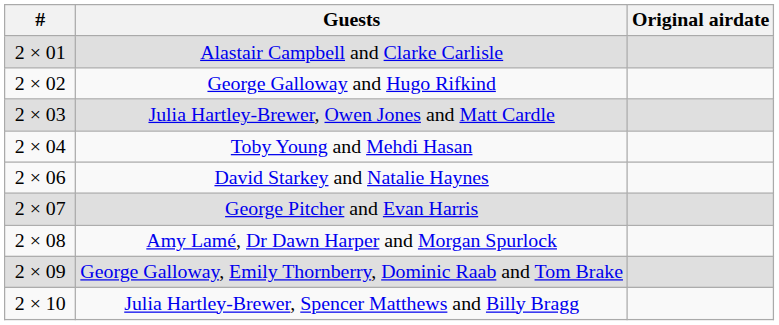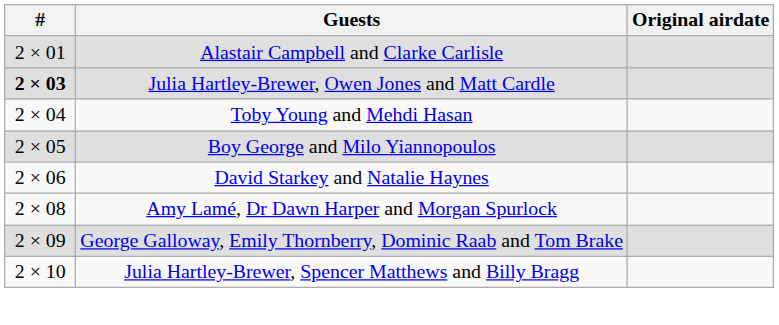- row: (352, 83)
(40, 114) normal -> (40, 83) bold
+ row: (352, 146)
- row: (352, 209)
